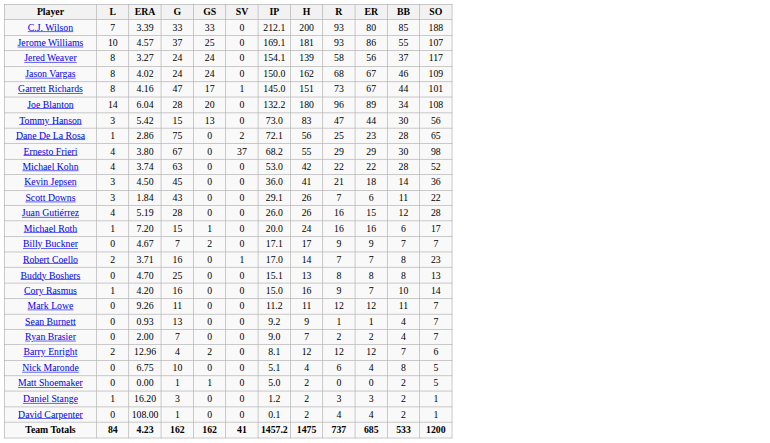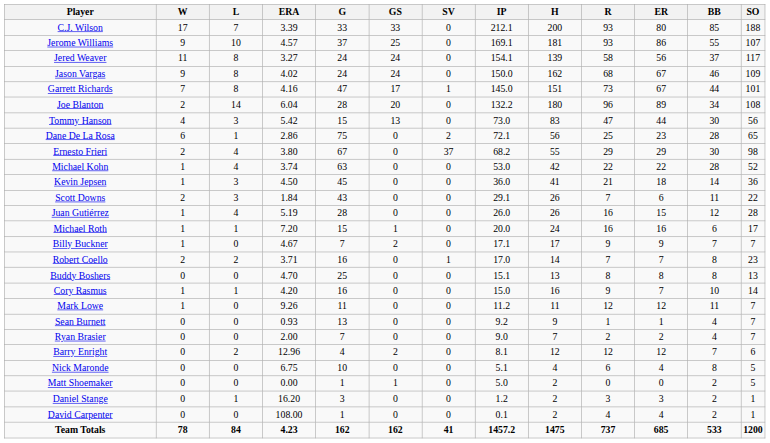+ column: (183, 12)
